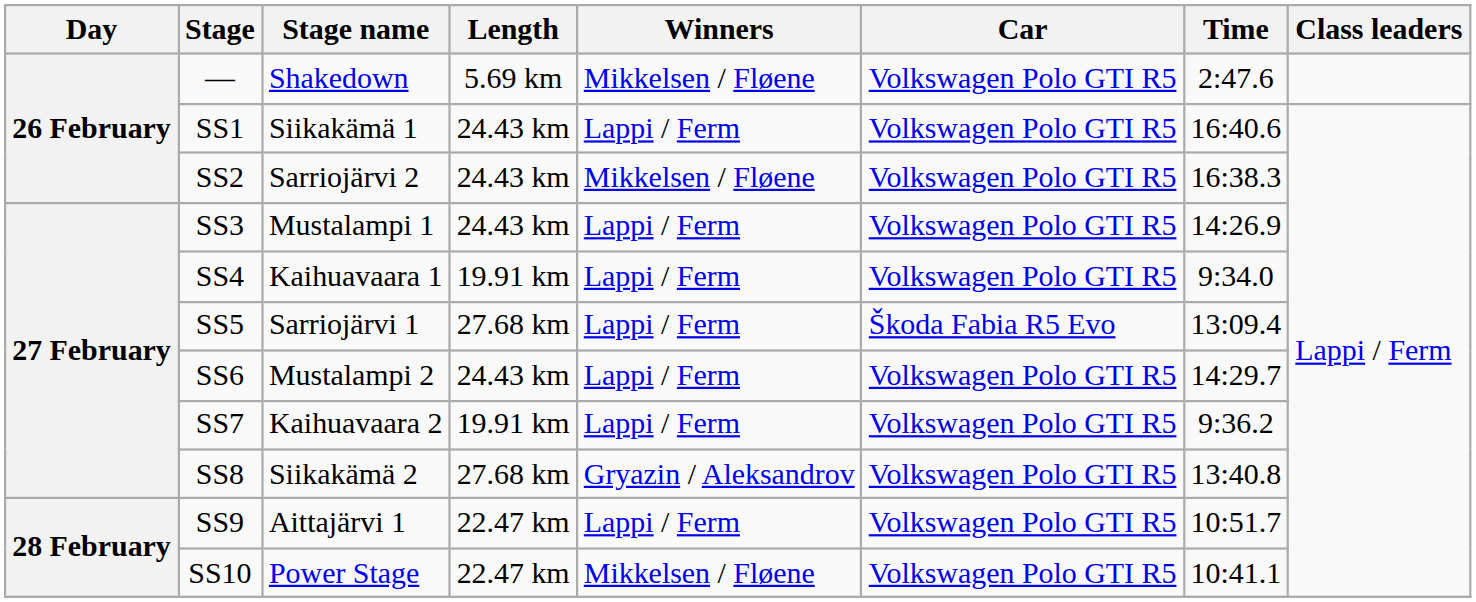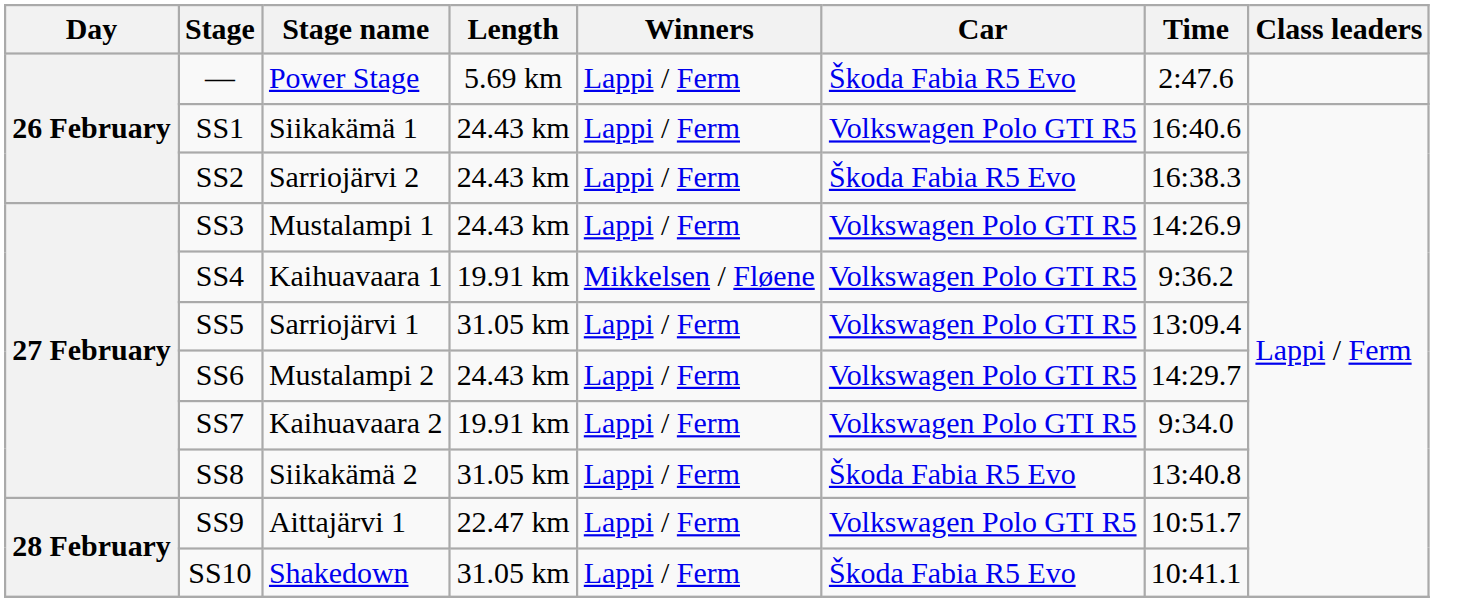(339, 78) Shakedown -> (344, 78) Power Stage
(699, 78) Mikkelsen / Fløene -> (662, 78) Lappi / Ferm
(1023, 78) Volkswagen Polo GTI R5 -> (952, 78) Škoda Fabia R5 Evo
(699, 176) Mikkelsen / Fløene -> (662, 176) Lappi / Ferm
(1023, 176) Volkswagen Polo GTI R5 -> (952, 176) Škoda Fabia R5 Evo
(662, 275) Lappi / Ferm -> (699, 275) Mikkelsen / Fløene
(1236, 275) 9:34.0 -> (1196, 275) 9:36.2
(513, 324) 27.68 km -> (513, 324) 31.05 km
(992, 324) Škoda Fabia R5 Evo -> (983, 324) Volkswagen Polo GTI R5
(1236, 423) 9:36.2 -> (1196, 423) 9:34.0
(513, 473) 27.68 km -> (513, 473) 31.05 km
(719, 473) Gryazin / Aleksandrov -> (662, 473) Lappi / Ferm
(1023, 473) Volkswagen Polo GTI R5 -> (952, 473) Škoda Fabia R5 Evo
(344, 571) Power Stage -> (339, 571) Shakedown
(513, 571) 22.47 km -> (513, 571) 31.05 km
(699, 571) Mikkelsen / Fløene -> (662, 571) Lappi / Ferm
(1023, 571) Volkswagen Polo GTI R5 -> (952, 571) Škoda Fabia R5 Evo
